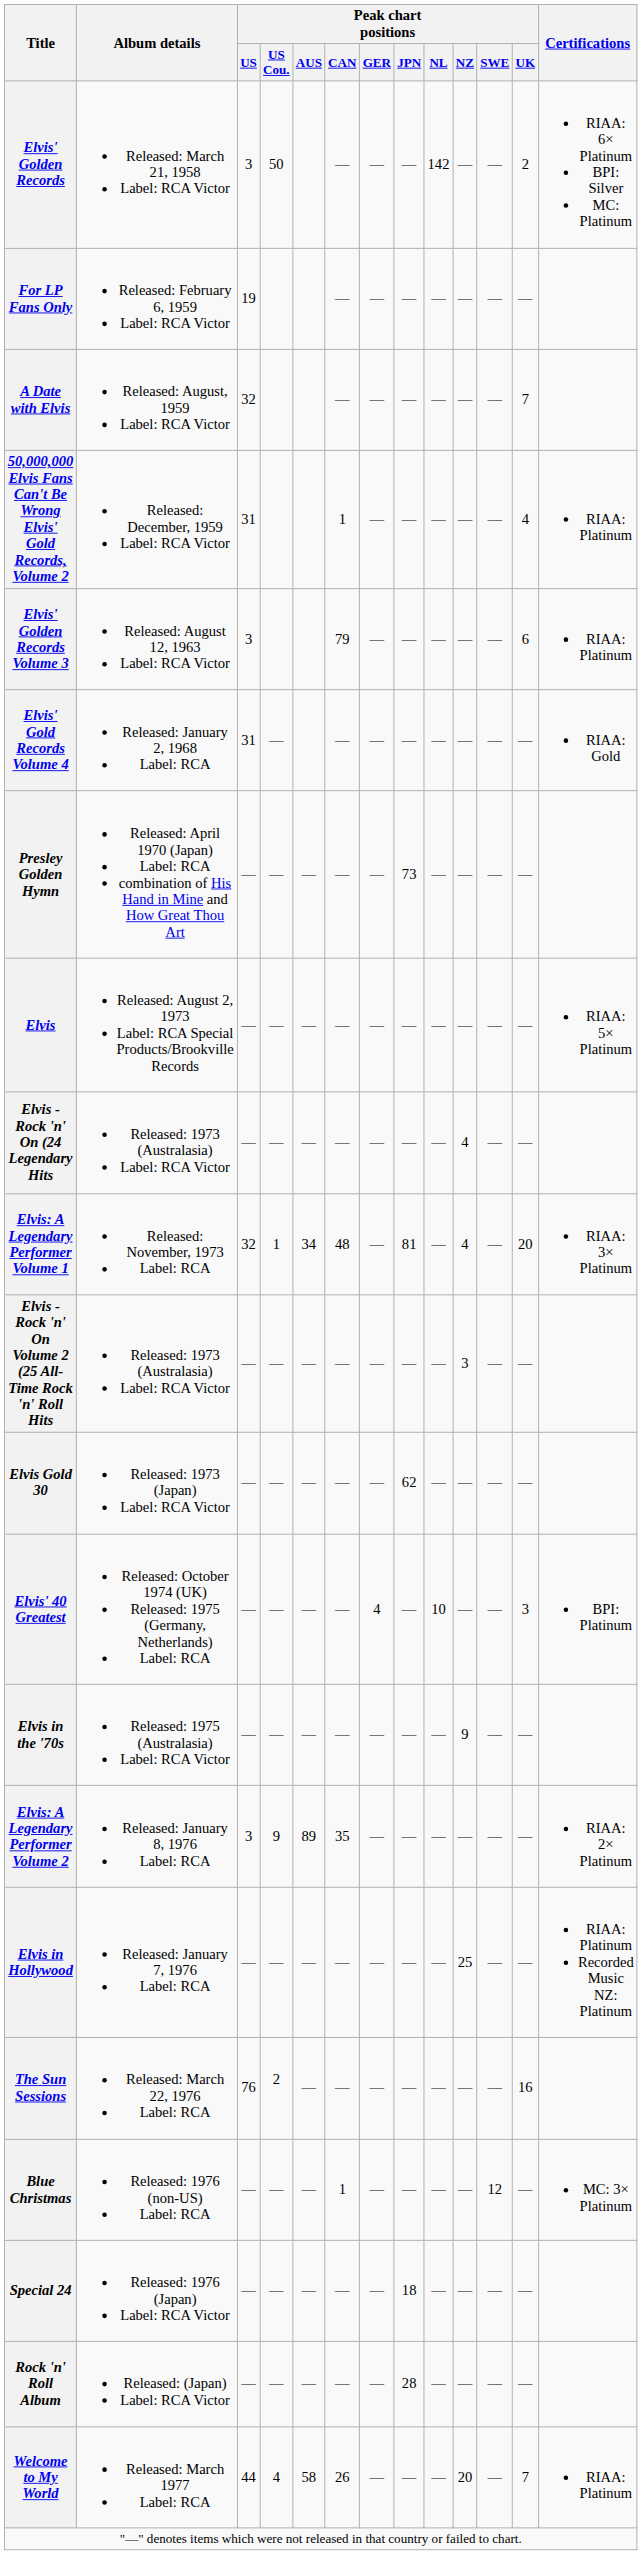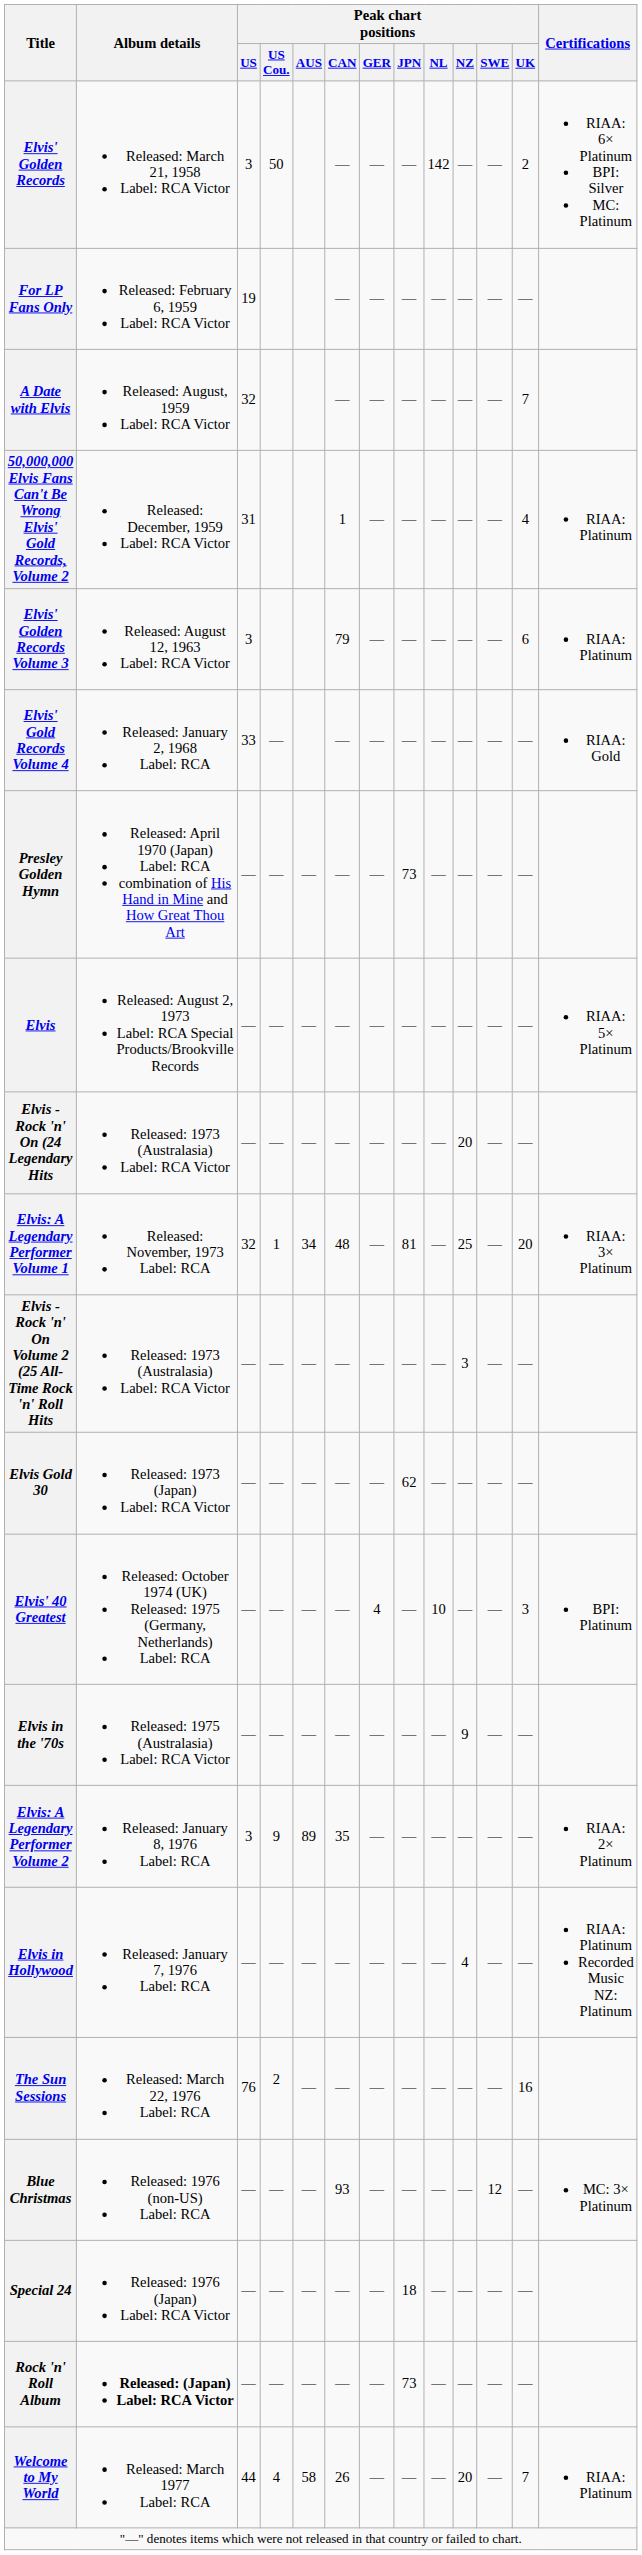(249, 740) 31 -> (249, 740) 33
(465, 1142) 4 -> (465, 1142) 20
(465, 1244) 4 -> (465, 1244) 25
(465, 1962) 25 -> (465, 1962) 4
(342, 2189) 1 -> (342, 2189) 93
(157, 2392) normal -> (157, 2392) bold
(409, 2384) 28 -> (409, 2384) 73
